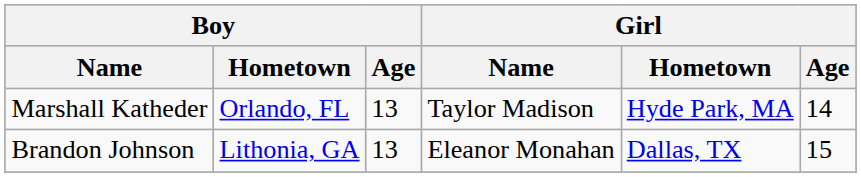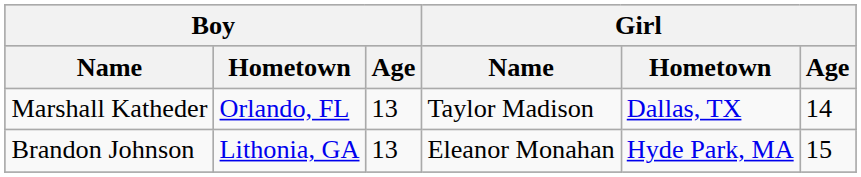(710, 108) Hyde Park, MA -> (684, 108) Dallas, TX
(684, 150) Dallas, TX -> (710, 150) Hyde Park, MA
